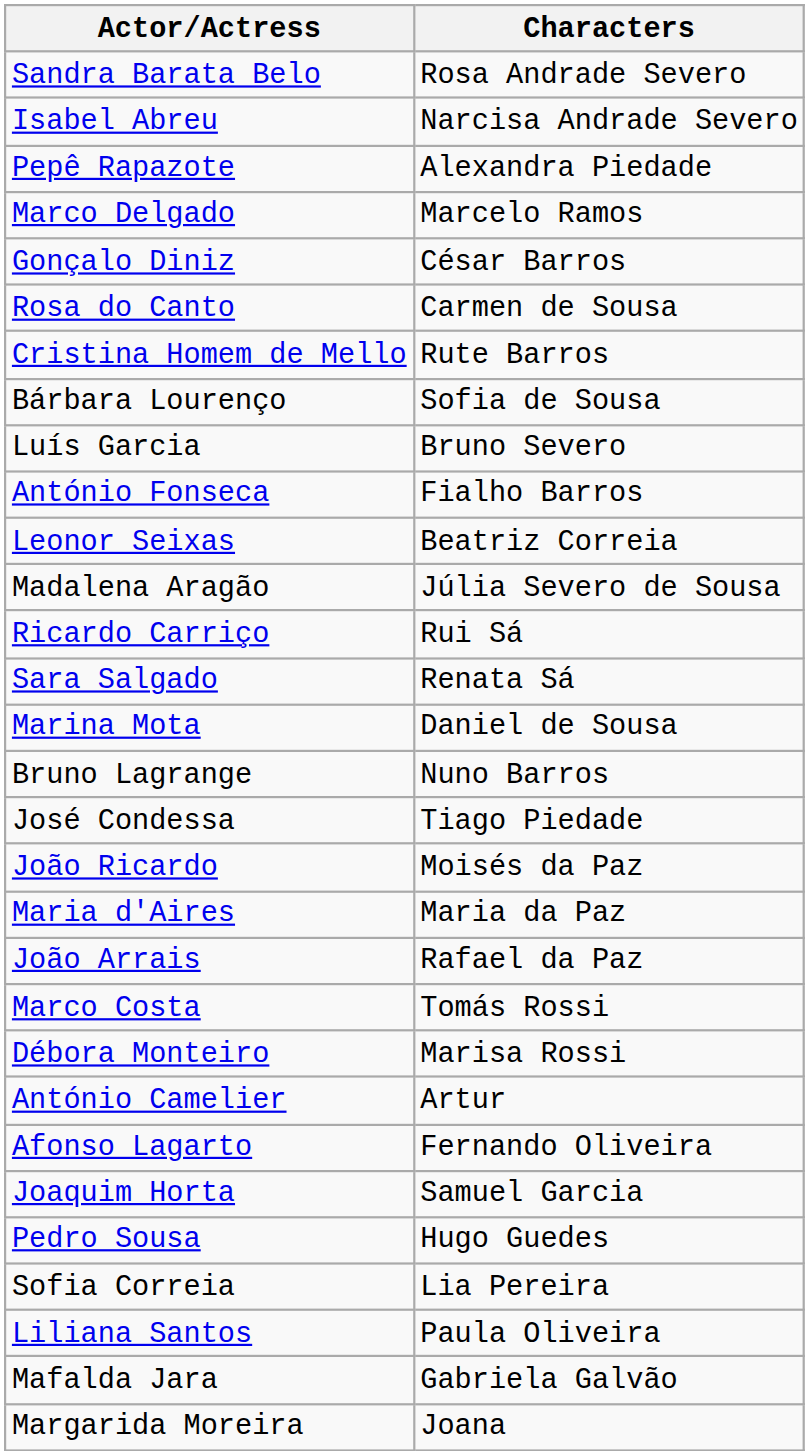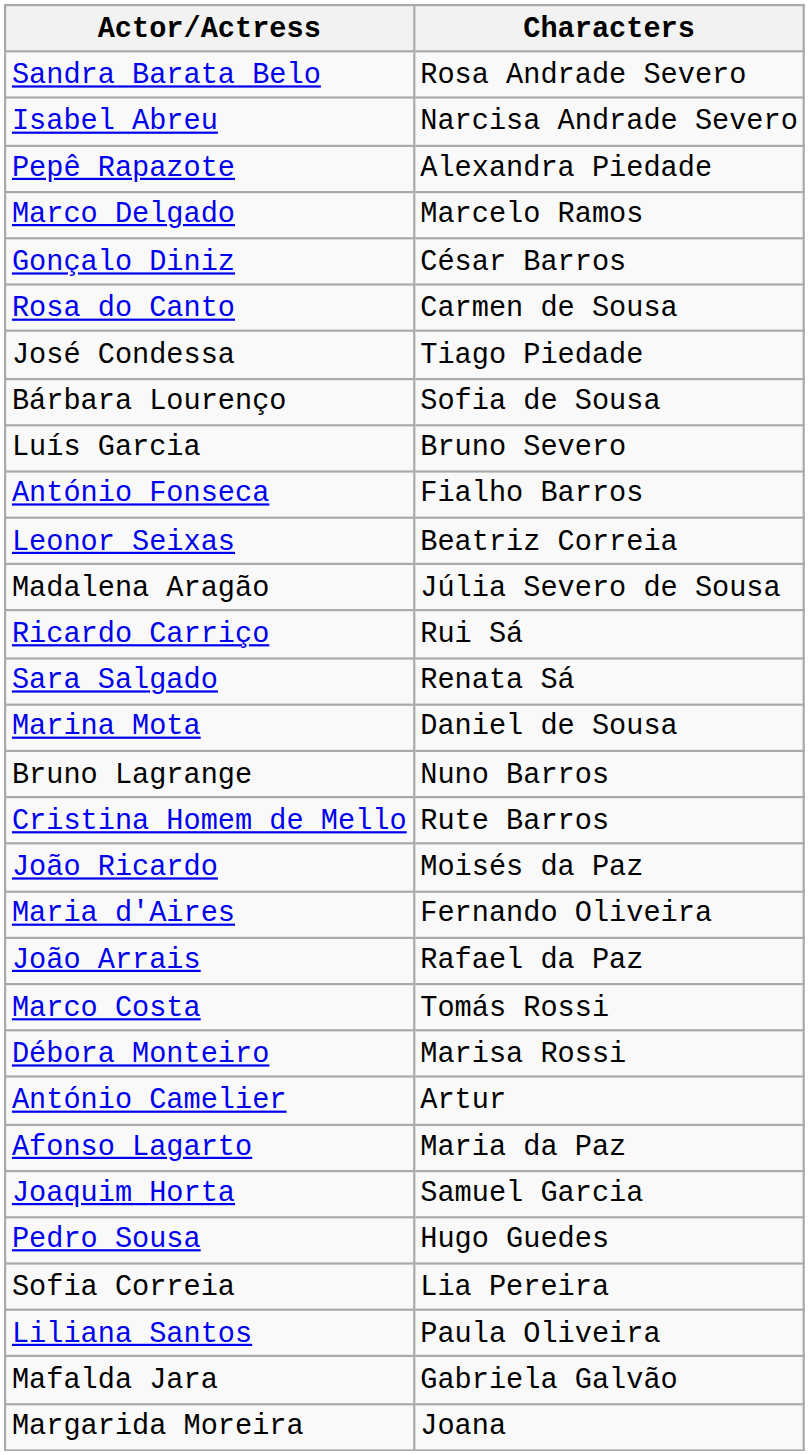rows swapped: (209, 355) <-> (123, 821)
(523, 914) Maria da Paz -> (566, 914) Fernando Oliveira
(566, 1147) Fernando Oliveira -> (523, 1147) Maria da Paz
